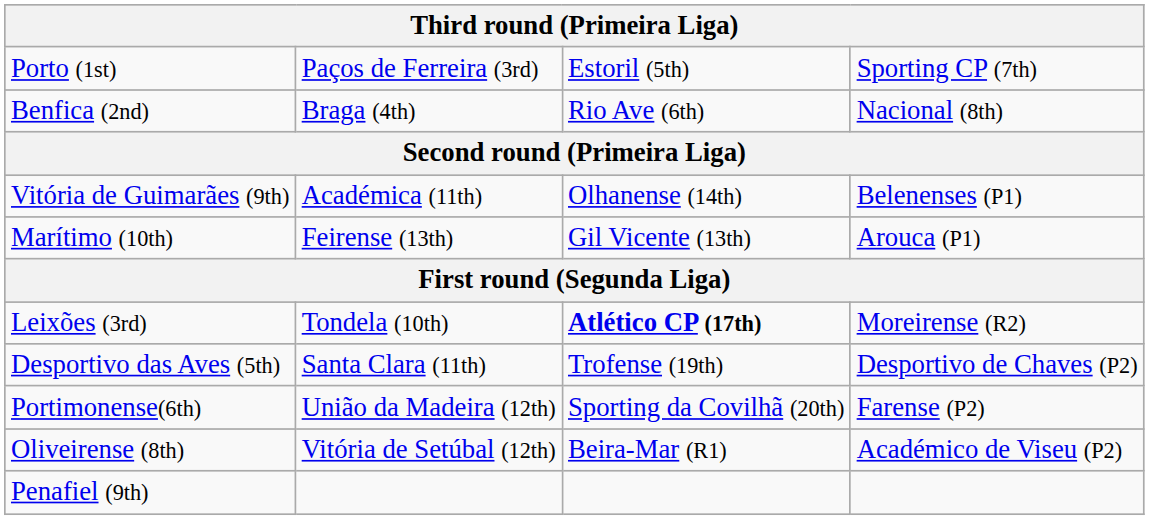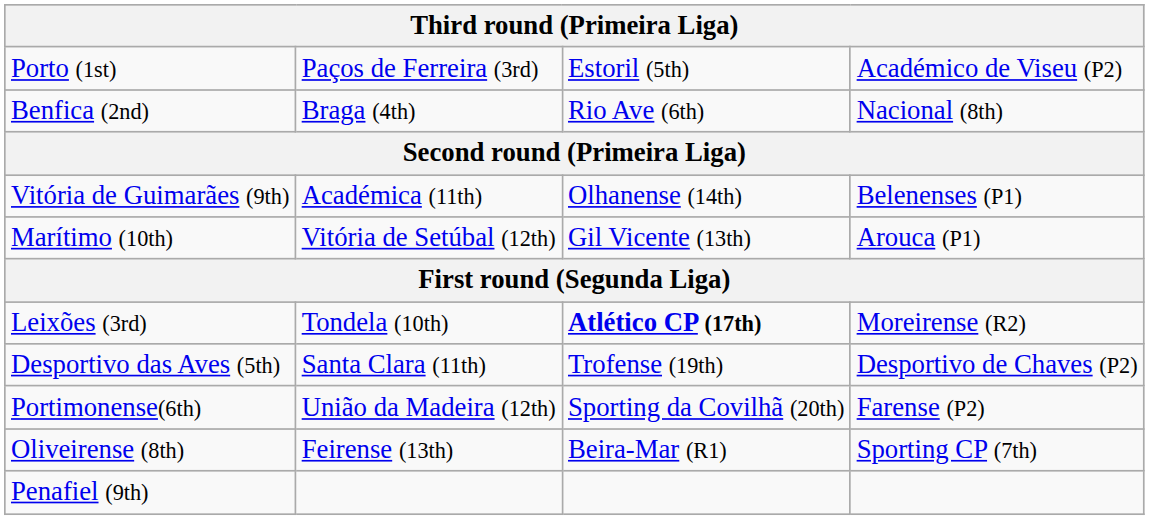(947, 68) Sporting CP (7th) -> (989, 68) Académico de Viseu (P2)
(377, 237) Feirense (13th) -> (429, 237) Vitória de Setúbal (12th)
(429, 449) Vitória de Setúbal (12th) -> (377, 449) Feirense (13th)
(989, 449) Académico de Viseu (P2) -> (947, 449) Sporting CP (7th)
